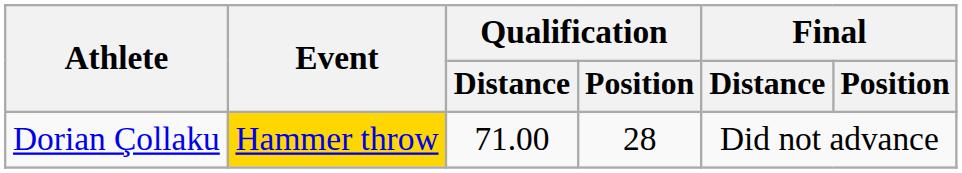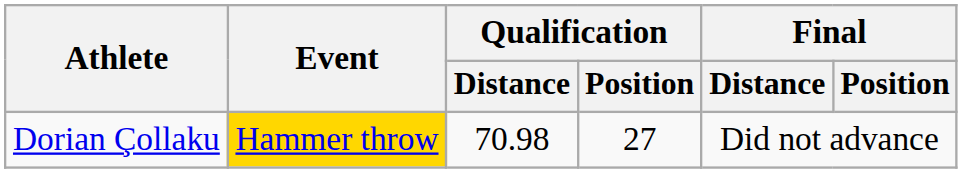(512, 139) 71.00 -> (512, 139) 70.98
(640, 139) 28 -> (640, 139) 27
